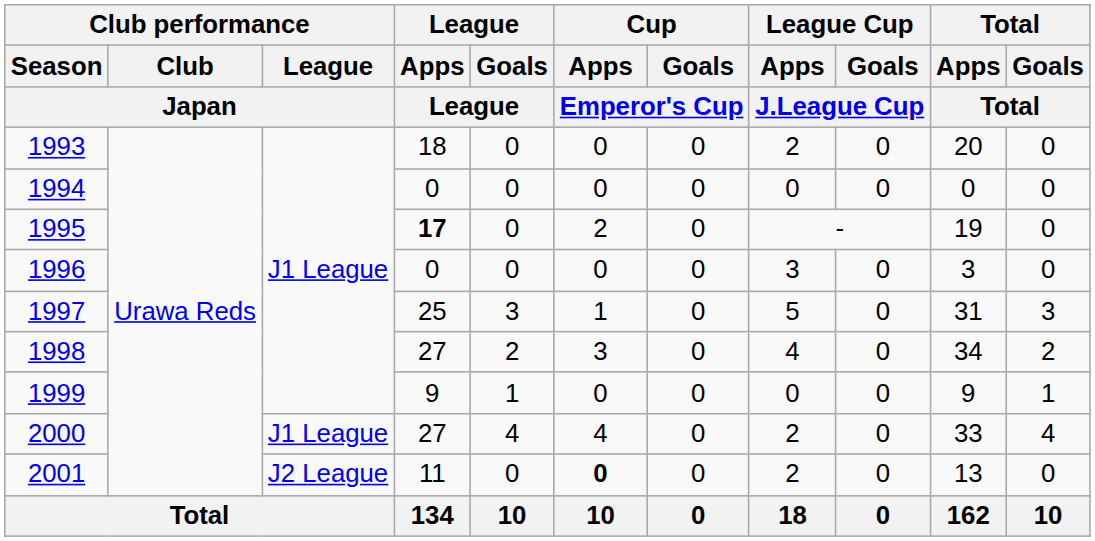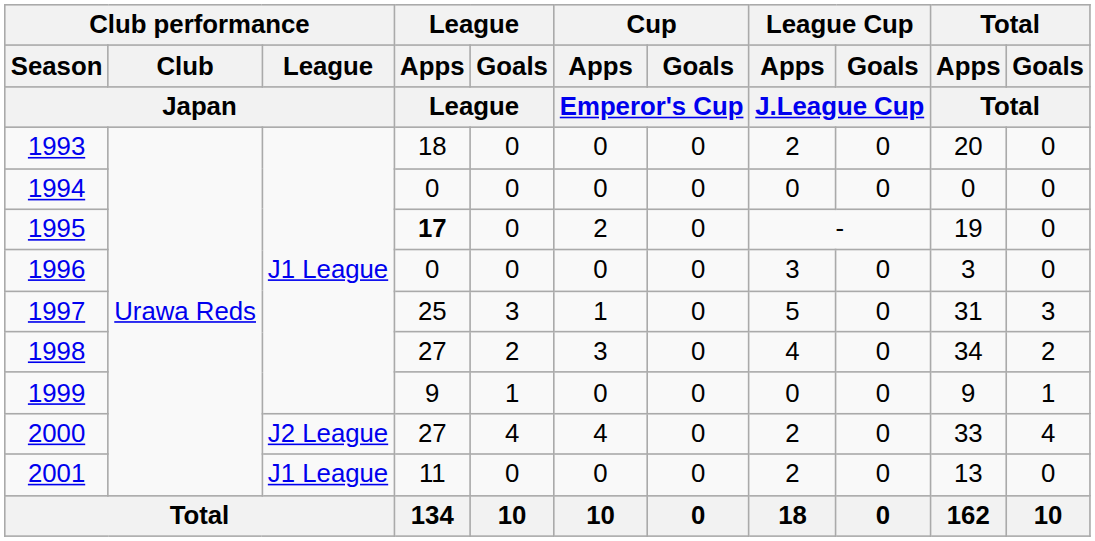(328, 433) J1 League -> (328, 433) J2 League
(328, 474) J2 League -> (328, 474) J1 League
(601, 474) bold -> (601, 474) normal
